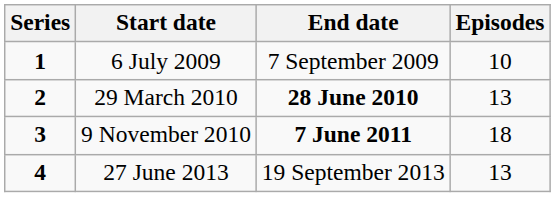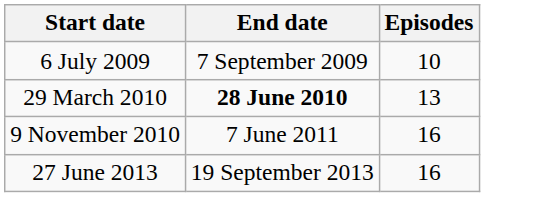- column: (40, 23)
(353, 135) bold -> (282, 135) normal
(500, 135) 18 -> (429, 135) 16
(500, 172) 13 -> (429, 172) 16
